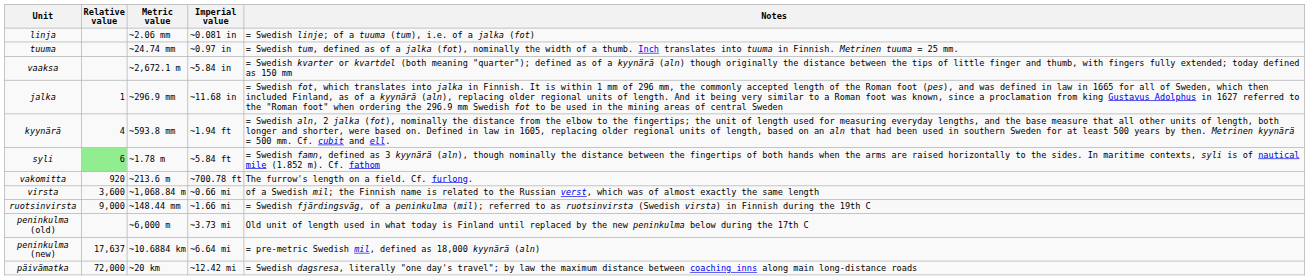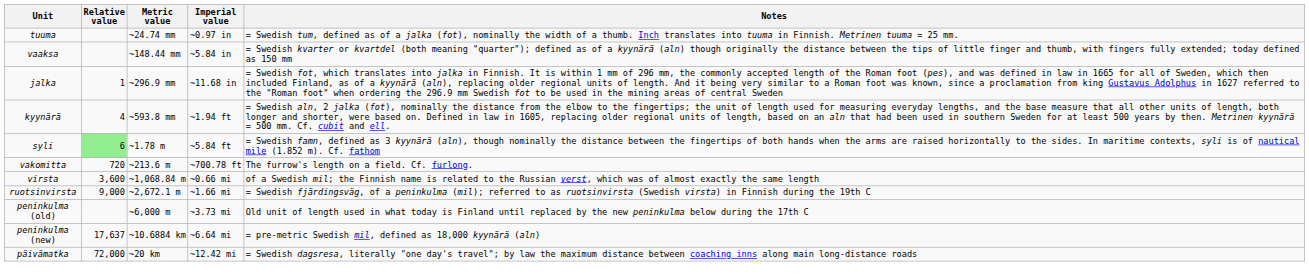- row: (43, 35)
(155, 68) ~2,672.1 m -> (155, 54) ~148.44 mm
(117, 179) 920 -> (117, 165) 720
(155, 206) ~148.44 mm -> (155, 192) ~2,672.1 m
